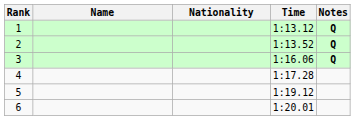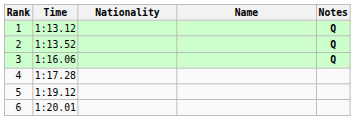columns swapped: (102, 12) <-> (293, 12)
